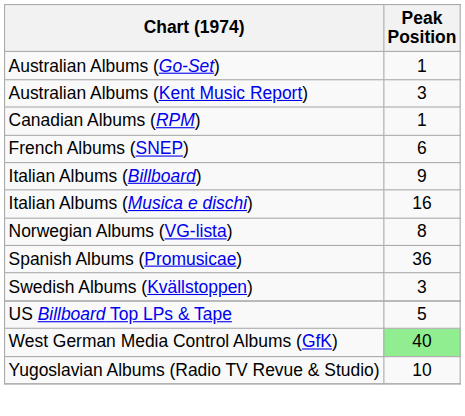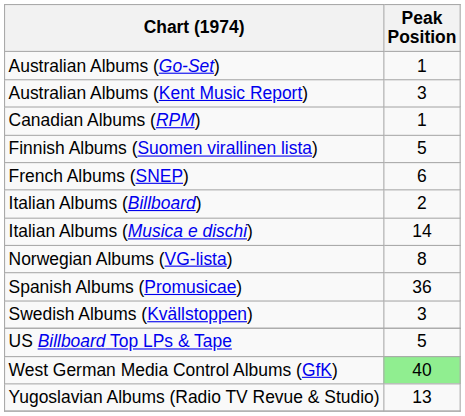+ row: (163, 148)
(422, 176) 9 -> (422, 203) 2
(422, 203) 16 -> (422, 231) 14
(422, 369) 10 -> (422, 397) 13
